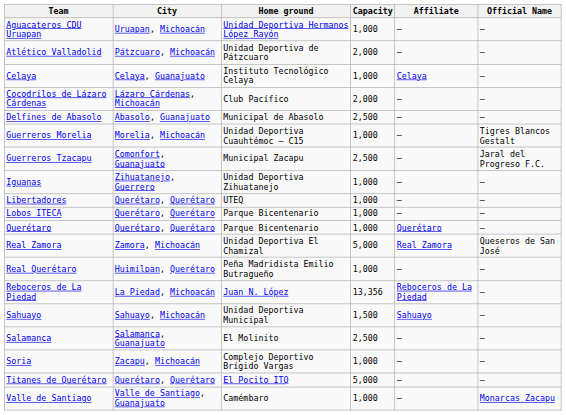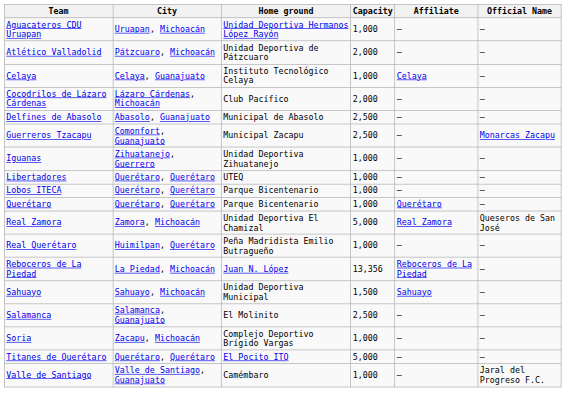- row: (49, 136)
(512, 159) Jaral del Progreso F.C. -> (517, 136) Monarcas Zacapu
(517, 398) Monarcas Zacapu -> (512, 375) Jaral del Progreso F.C.
